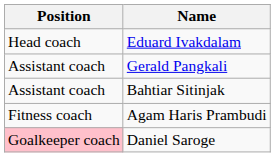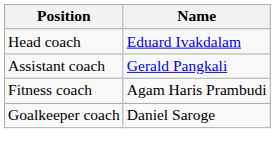- row: (176, 90)
(64, 139) pink background -> (64, 115) no background
